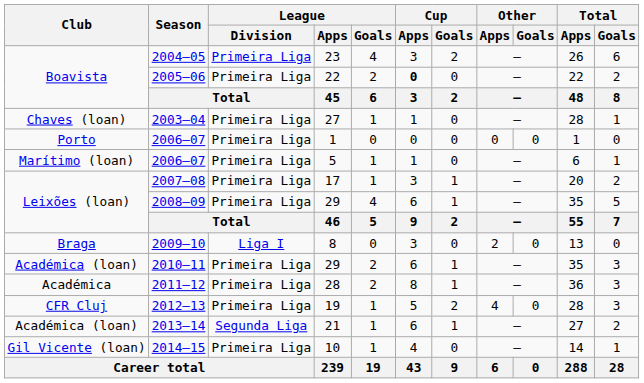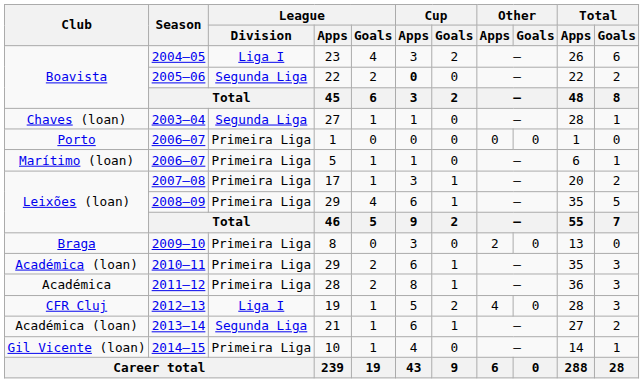(261, 56) Primeira Liga -> (261, 56) Liga I
(261, 77) Primeira Liga -> (261, 77) Segunda Liga
(261, 119) Primeira Liga -> (261, 119) Segunda Liga
(261, 243) Liga I -> (261, 243) Primeira Liga
(261, 306) Primeira Liga -> (261, 306) Liga I
